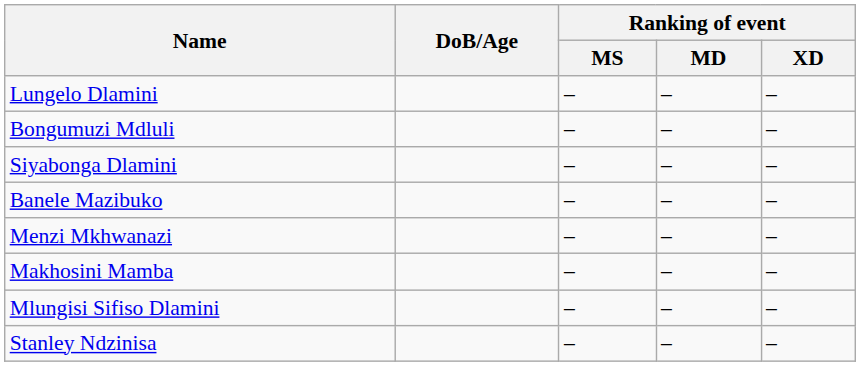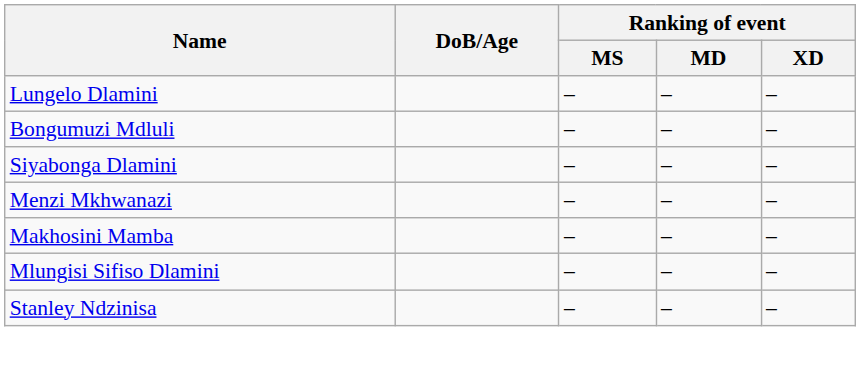- row: (86, 200)
